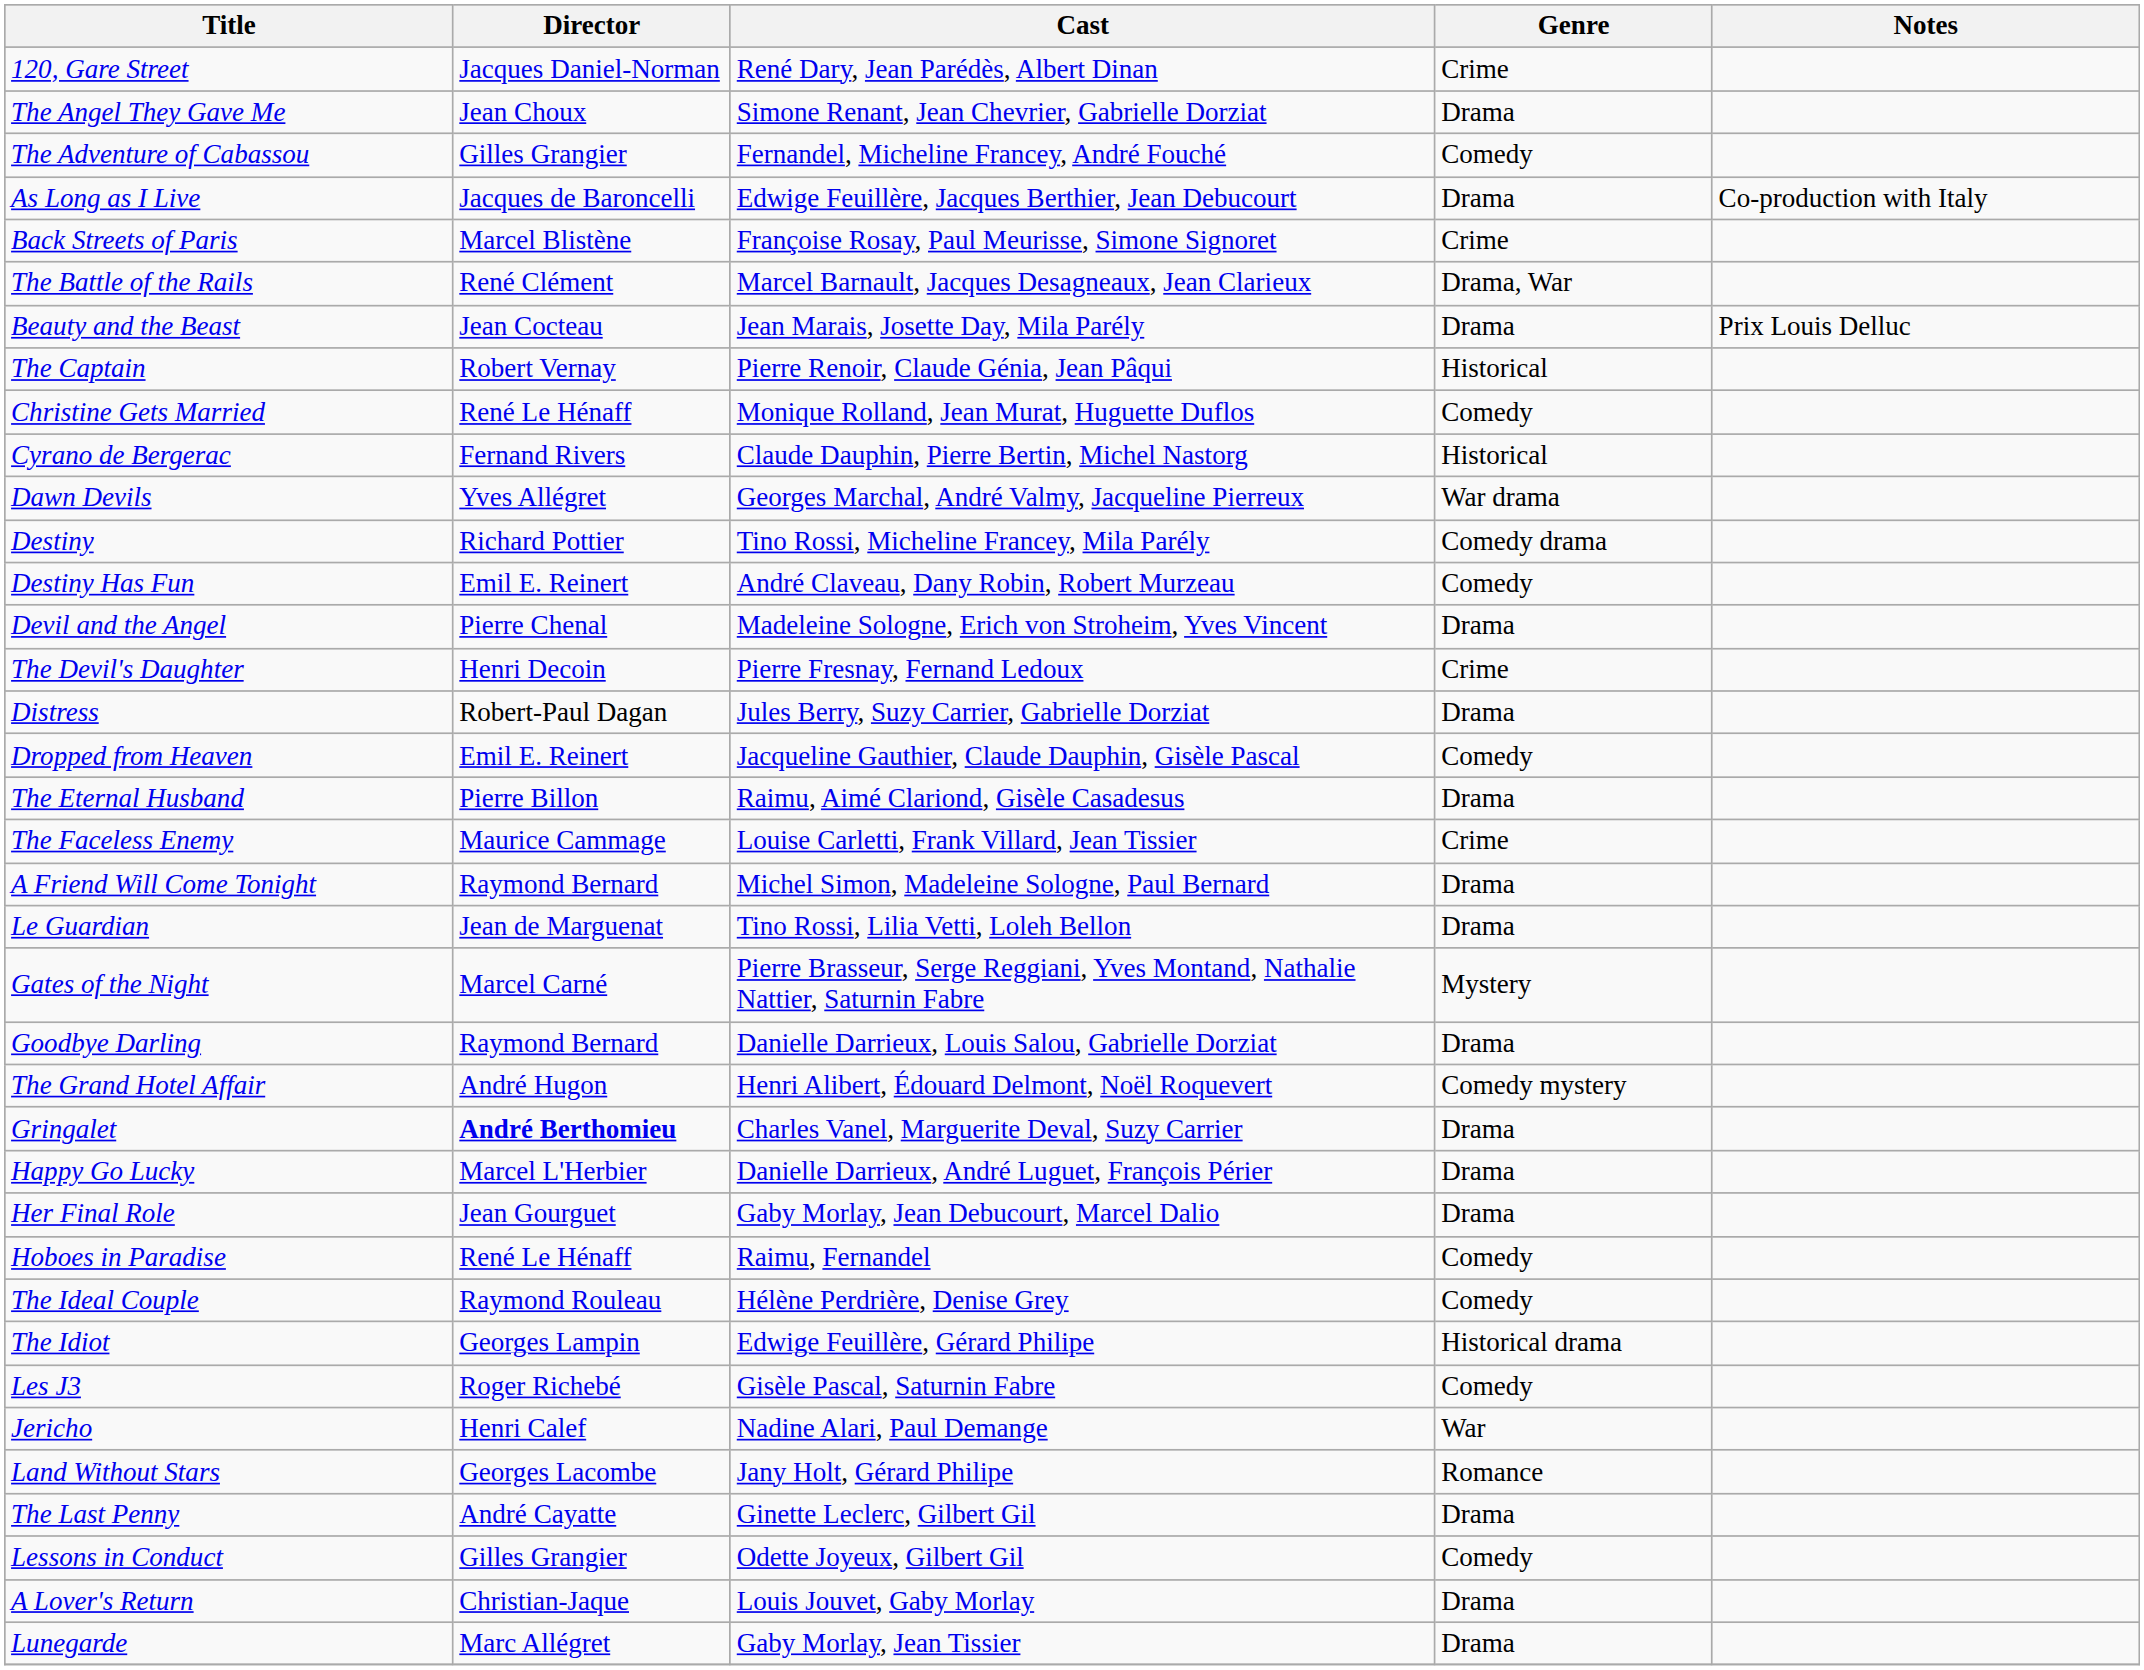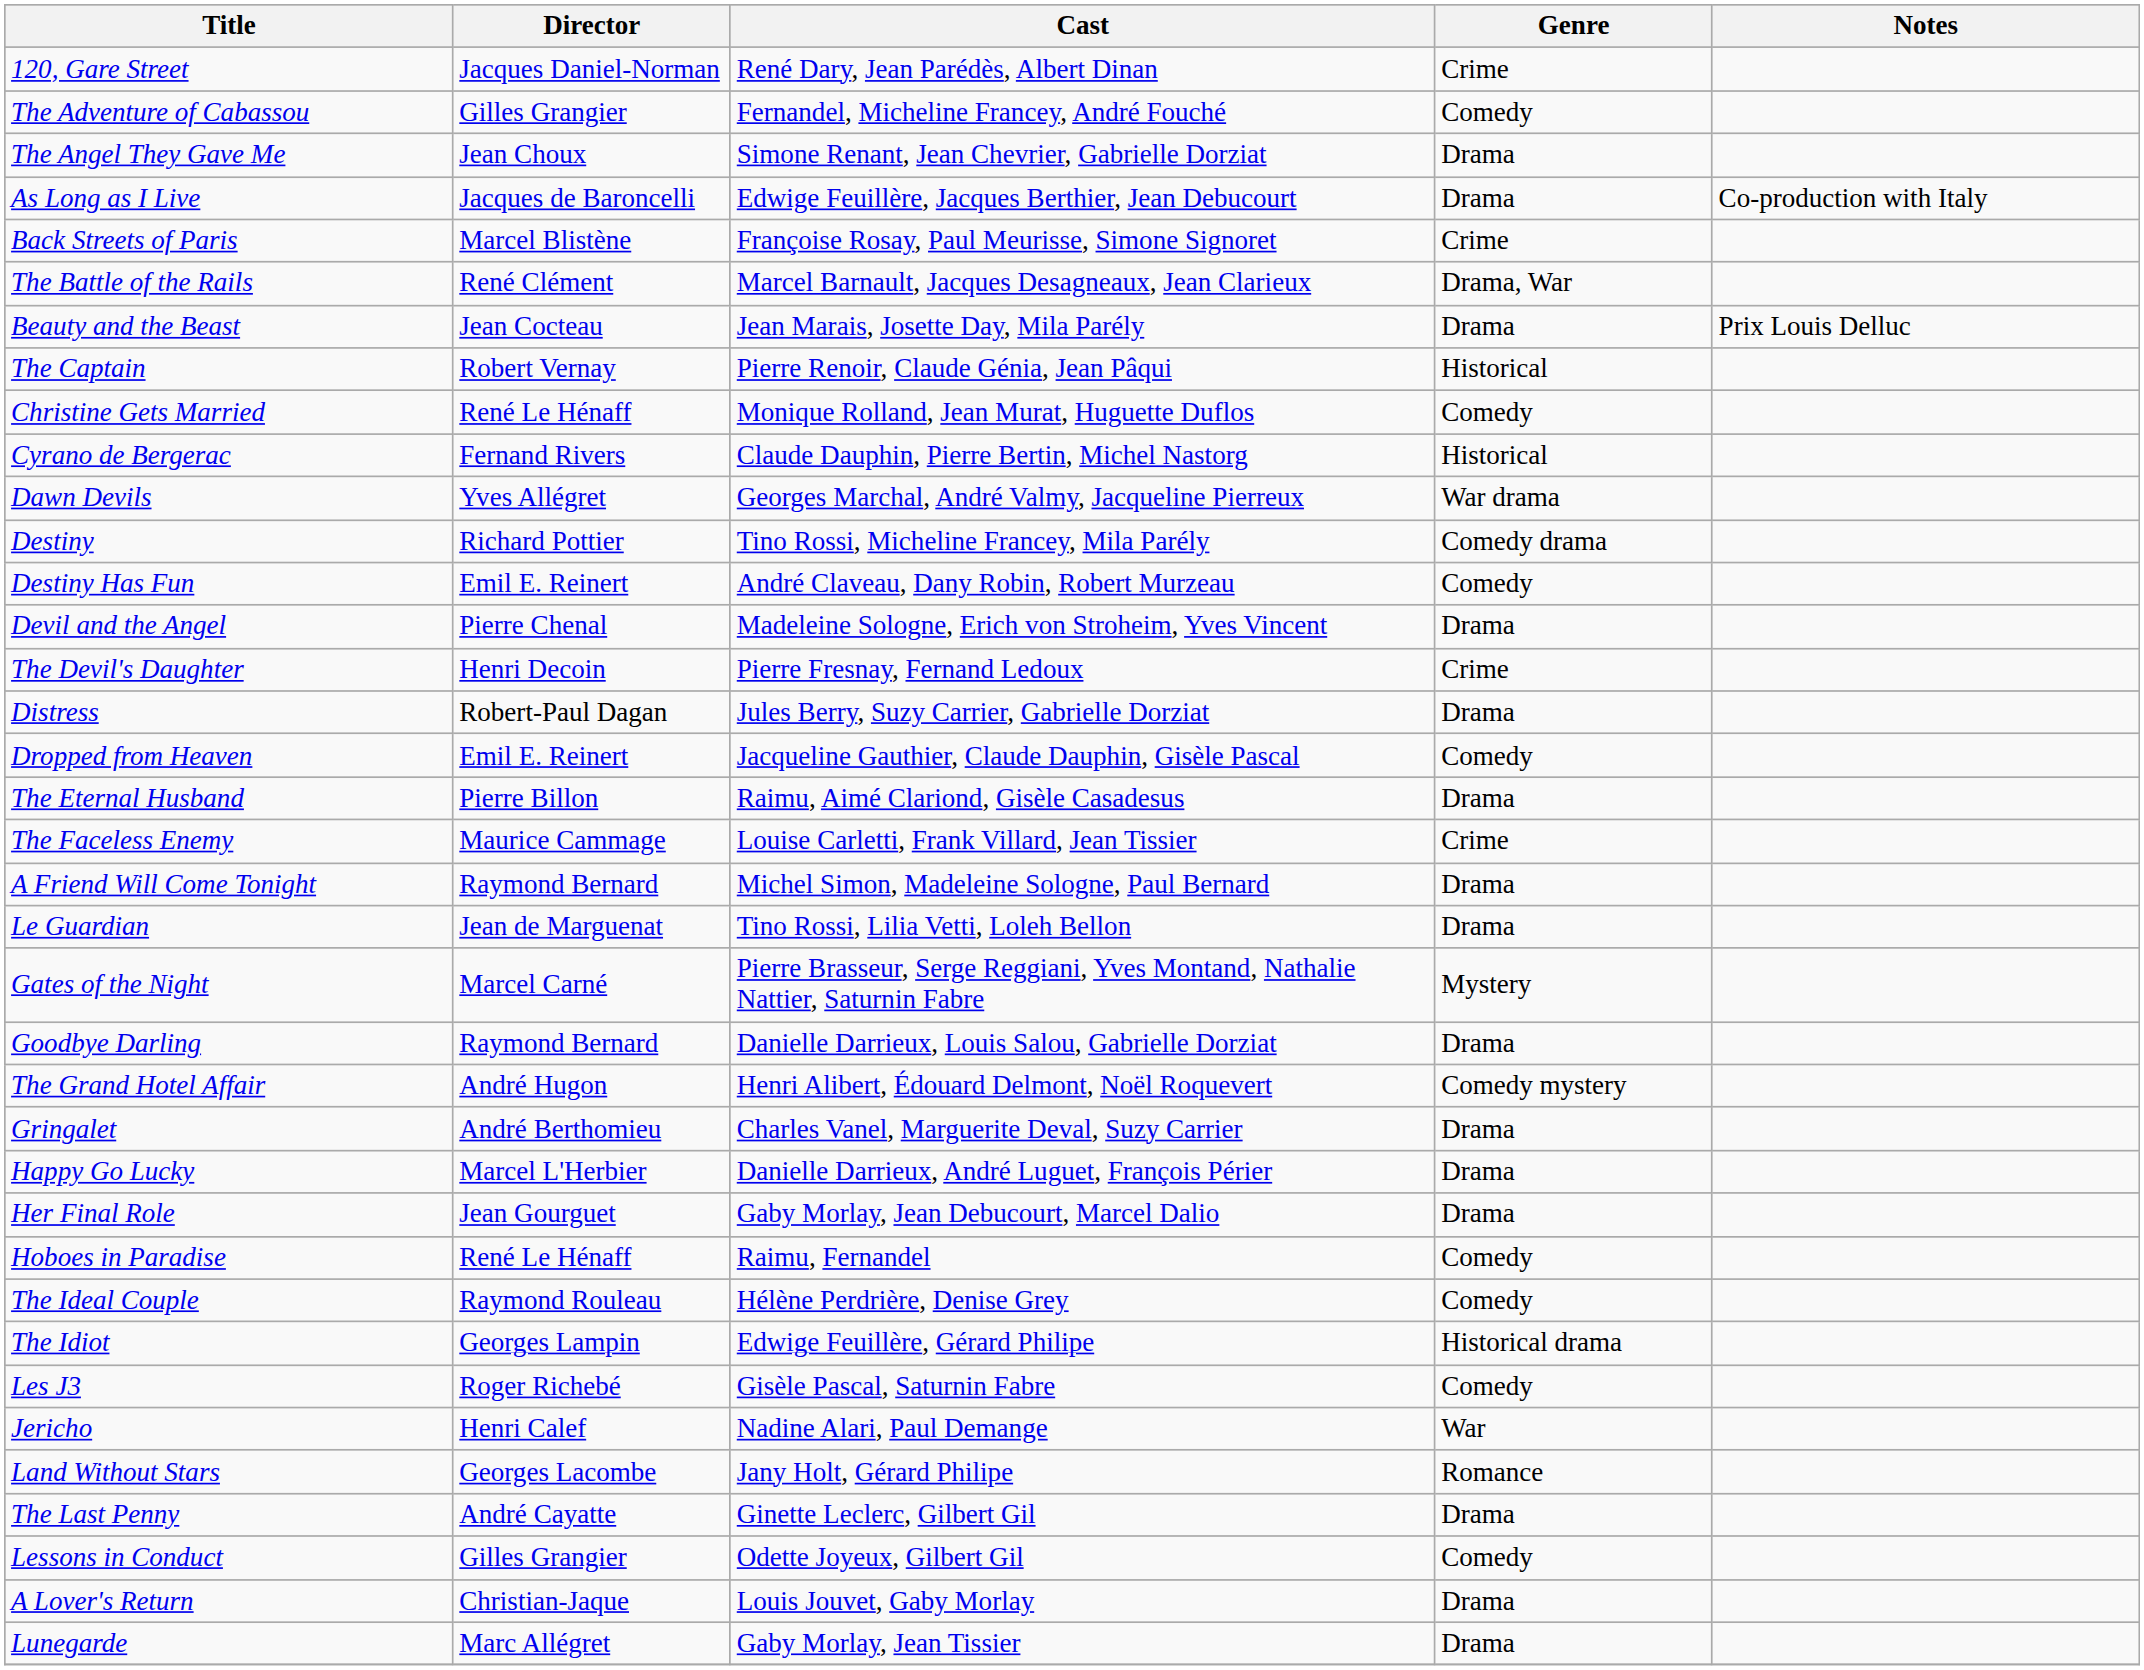rows swapped: (160, 154) <-> (148, 111)
(568, 1128) bold -> (560, 1128) normal
